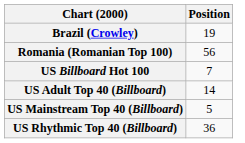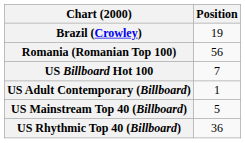+ row: (99, 90)
- row: (95, 90)
